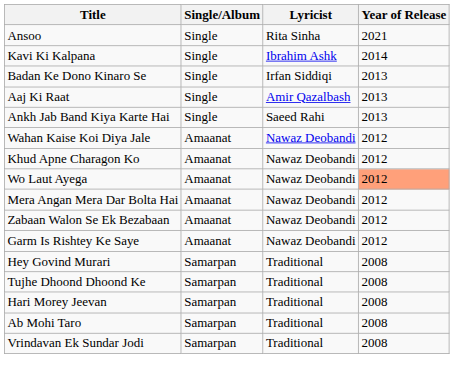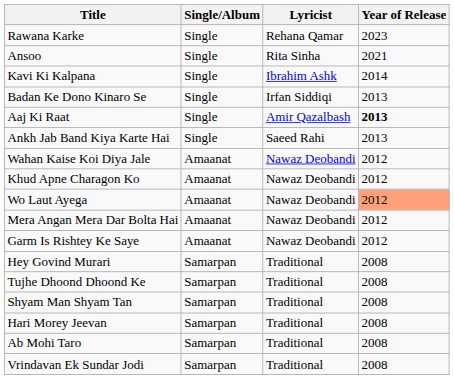+ row: (46, 35)
(374, 96) normal -> (374, 117) bold
- row: (88, 220)
+ row: (70, 302)
